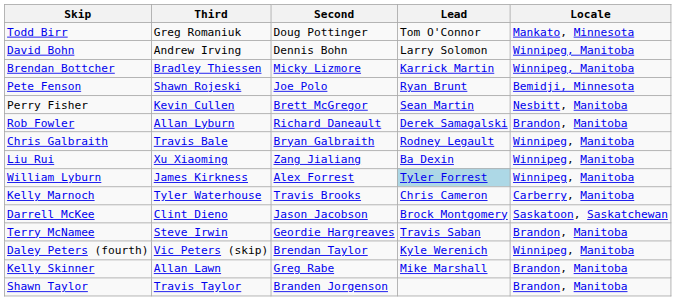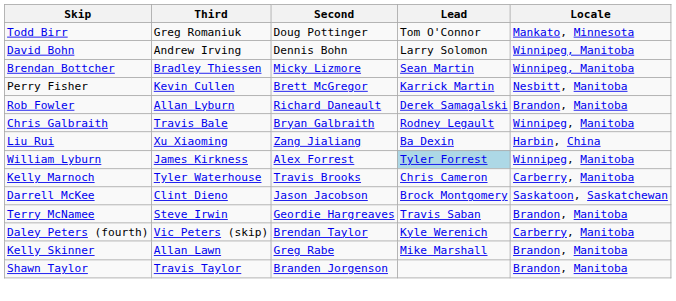(447, 68) Karrick Martin -> (437, 68) Sean Martin
- row: (44, 86)
(437, 105) Sean Martin -> (447, 86) Karrick Martin
(574, 159) Winnipeg, Manitoba -> (557, 141) Harbin, China
(574, 250) Winnipeg, Manitoba -> (574, 232) Carberry, Manitoba
